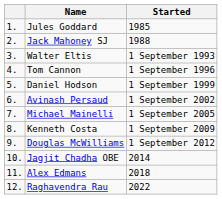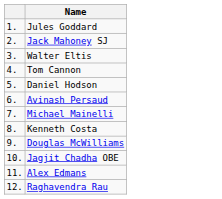- column: (172, 12)
